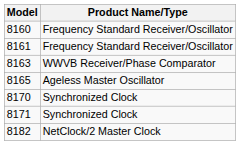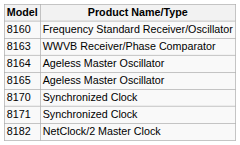- row: (19, 47)
+ row: (19, 64)
